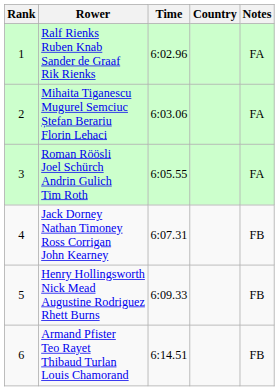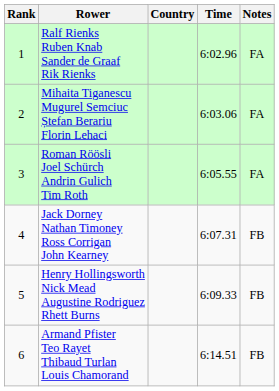columns swapped: (215, 14) <-> (169, 14)
